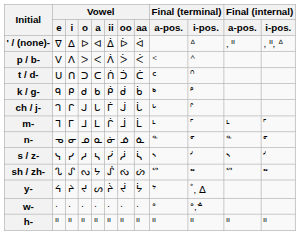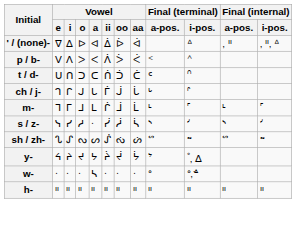- row: (28, 91)
- row: (28, 140)
(97, 156) ᓴ -> (92, 124) ᐧ
(97, 172) ᔭ -> (96, 140) ᔕ
(98, 189) ᔕ -> (94, 157) ᔭ
(95, 206) ᐧ -> (94, 174) ᓴ
